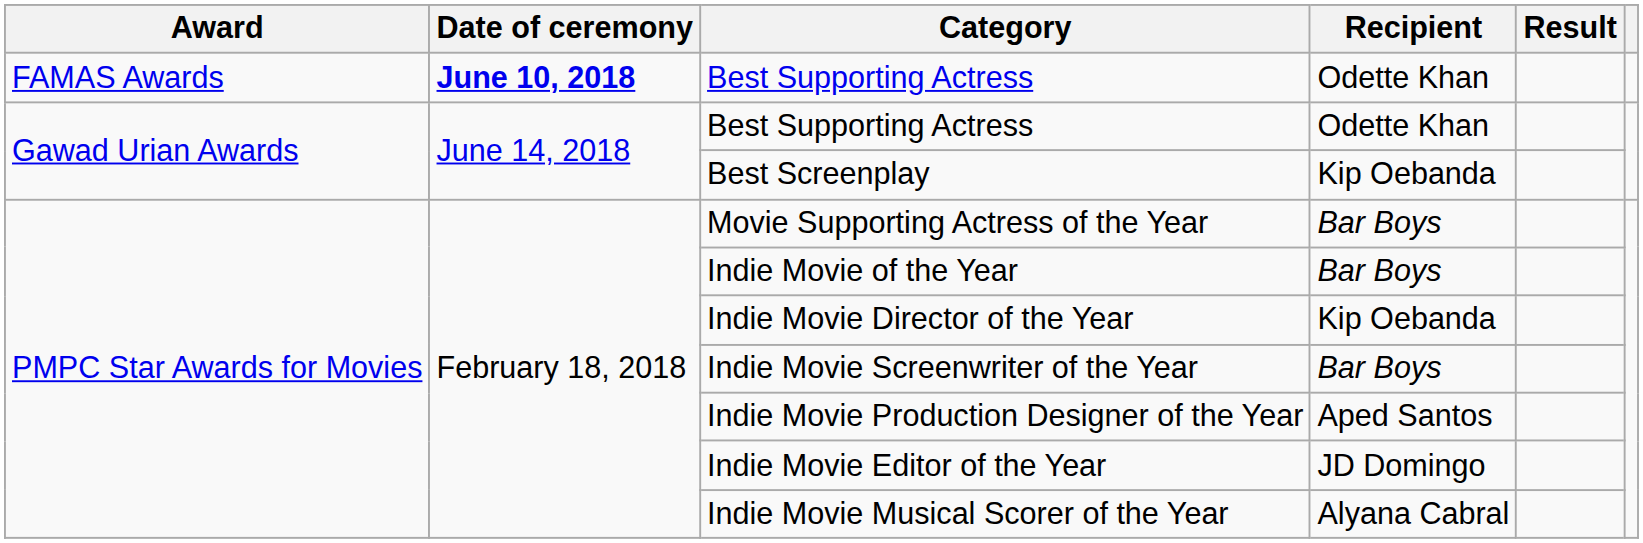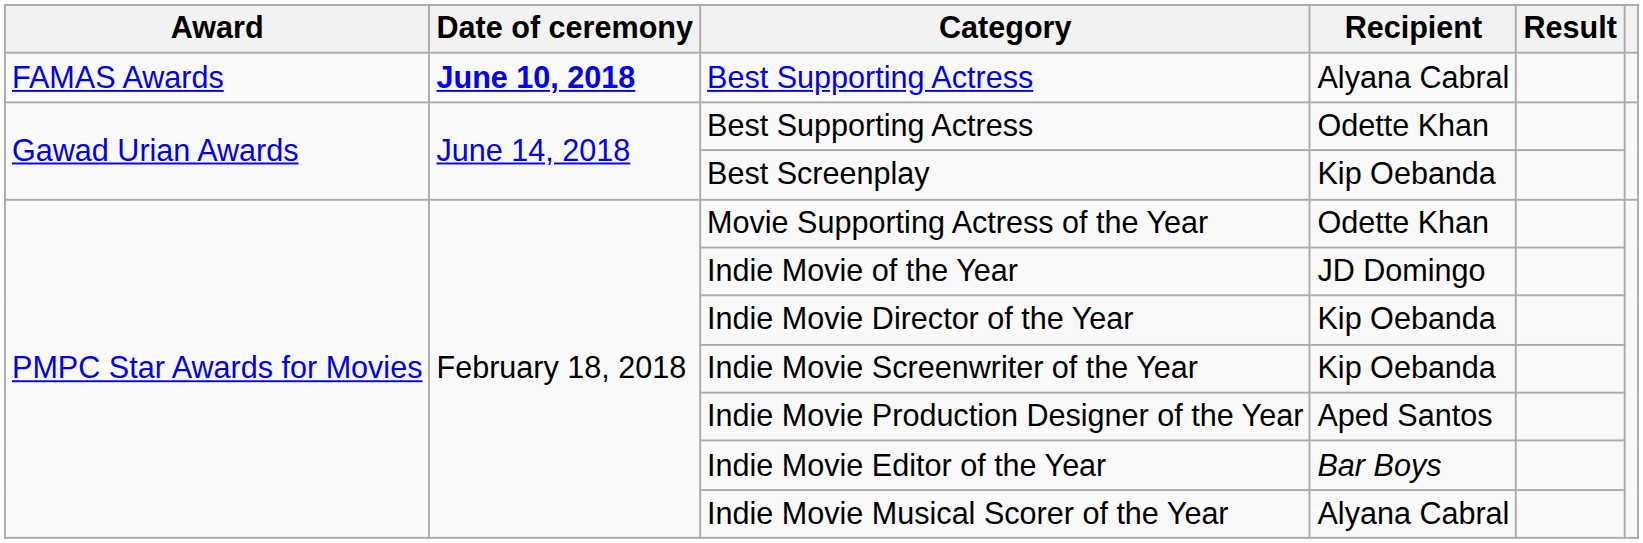(1403, 77) Odette Khan -> (1413, 77) Alyana Cabral
(1379, 222) Bar Boys -> (1403, 222) Odette Khan
(1379, 271) Bar Boys -> (1402, 271) JD Domingo
(1379, 367) Bar Boys -> (1407, 367) Kip Oebanda
(1402, 464) JD Domingo -> (1379, 464) Bar Boys
